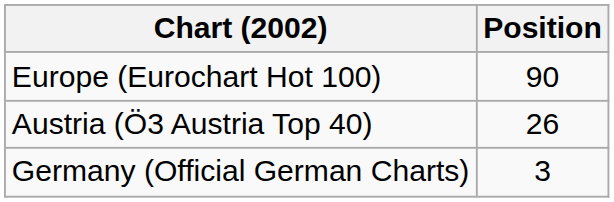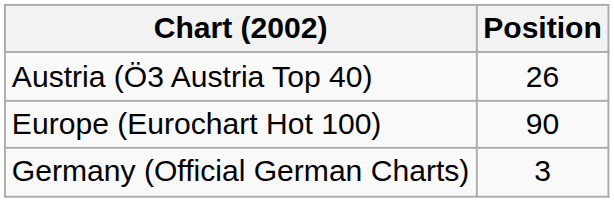rows swapped: (192, 123) <-> (197, 76)
